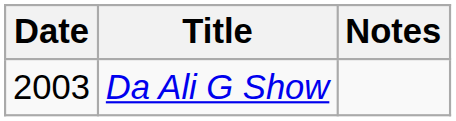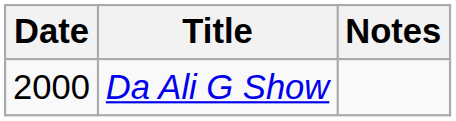(51, 86) 2003 -> (51, 86) 2000
